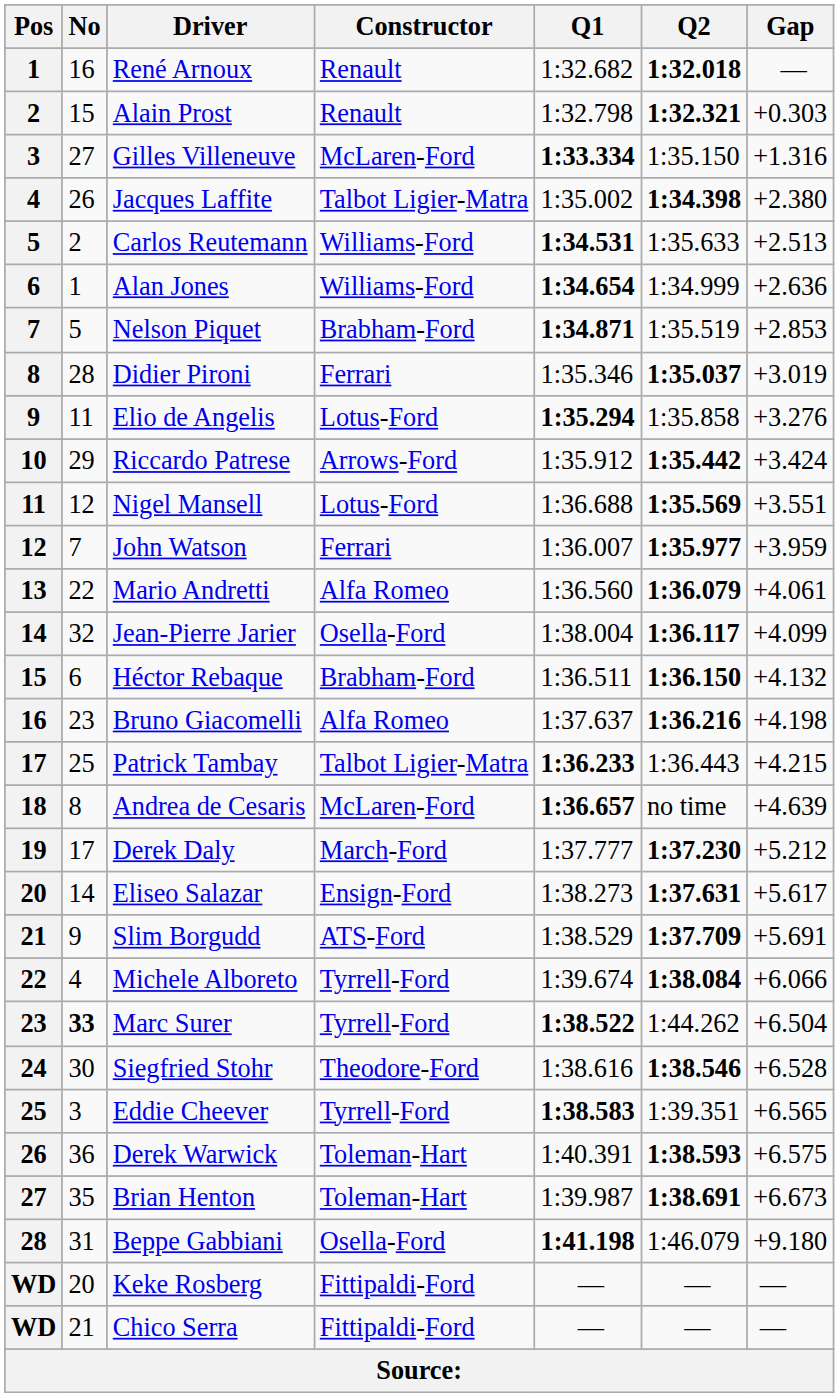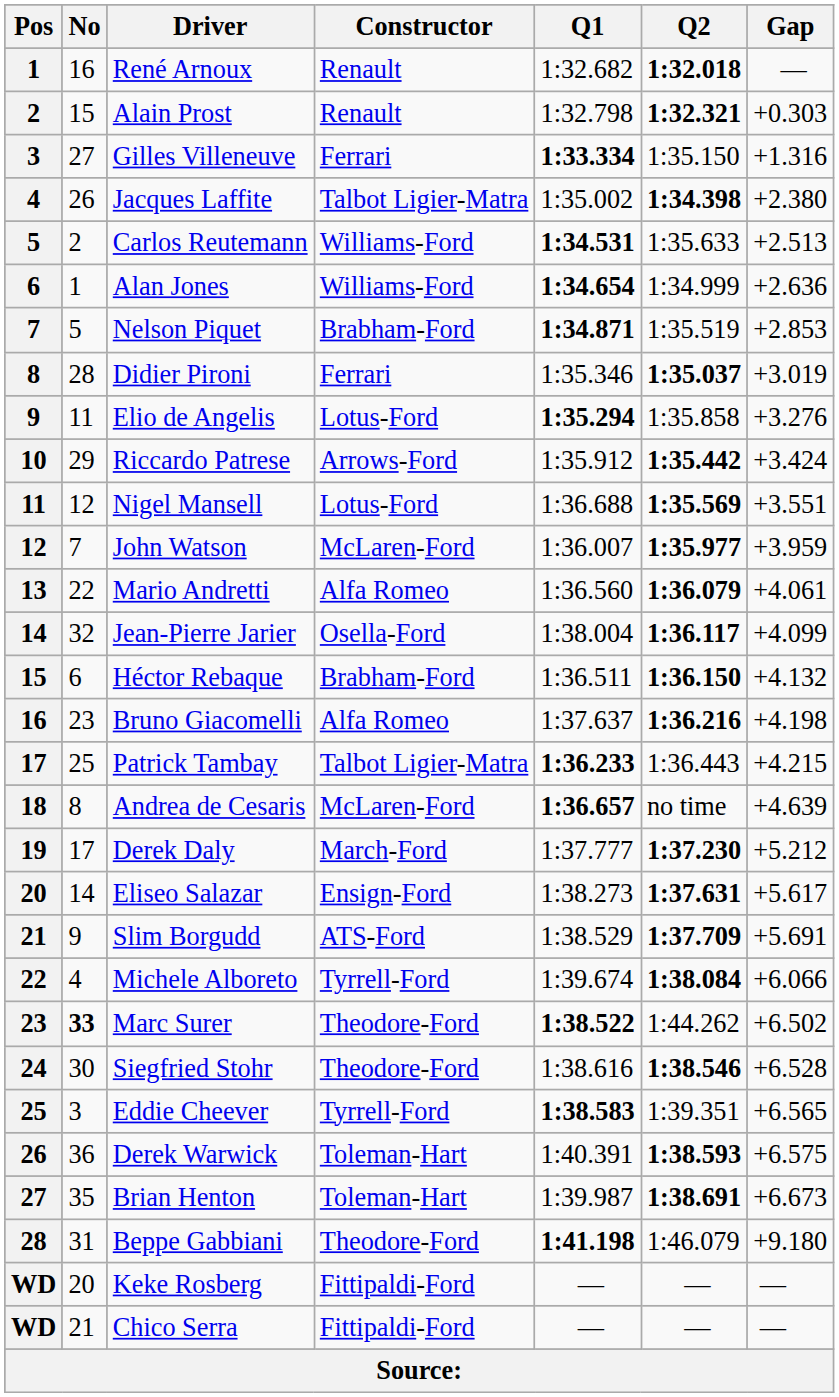(397, 156) McLaren-Ford -> (356, 156) Ferrari
(356, 546) Ferrari -> (397, 546) McLaren-Ford
(385, 1023) Tyrrell-Ford -> (399, 1023) Theodore-Ford
(790, 1023) +6.504 -> (790, 1023) +6.502
(383, 1240) Osella-Ford -> (399, 1240) Theodore-Ford
